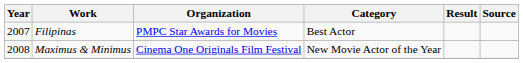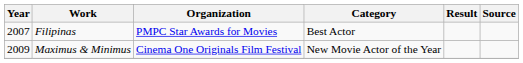(18, 49) 2008 -> (18, 49) 2009
